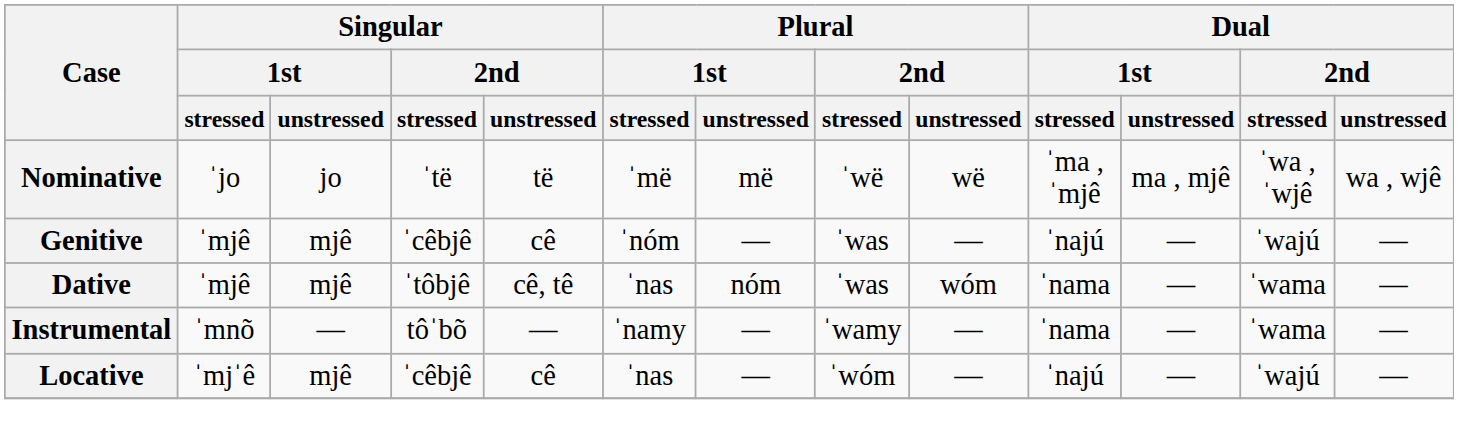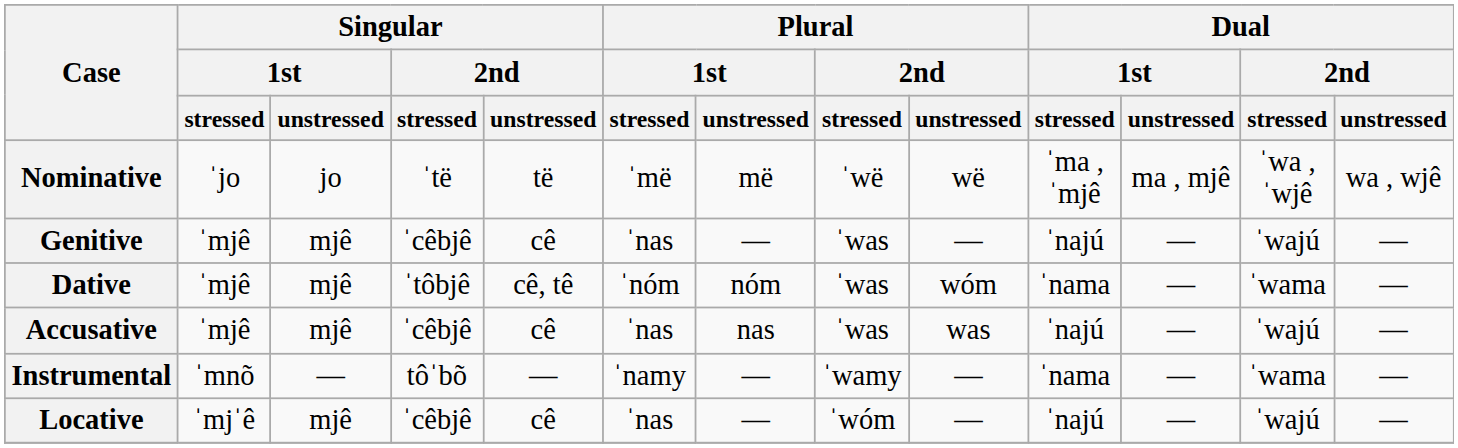(650, 239) ˈnóm -> (650, 239) ˈnas
(650, 284) ˈnas -> (650, 284) ˈnóm
+ row: (91, 330)
